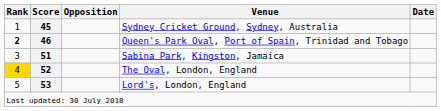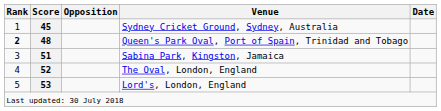(46, 41) 46 -> (46, 41) 48
(17, 70) gold background -> (17, 70) no background
